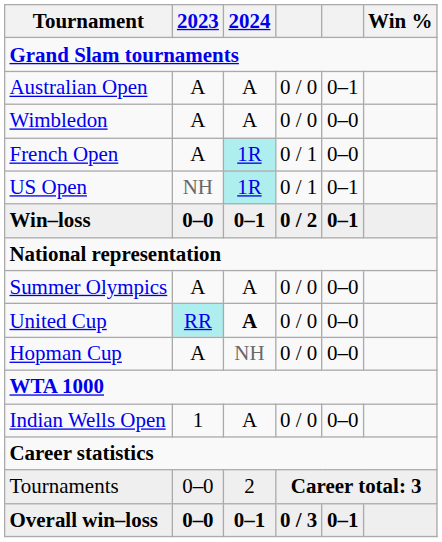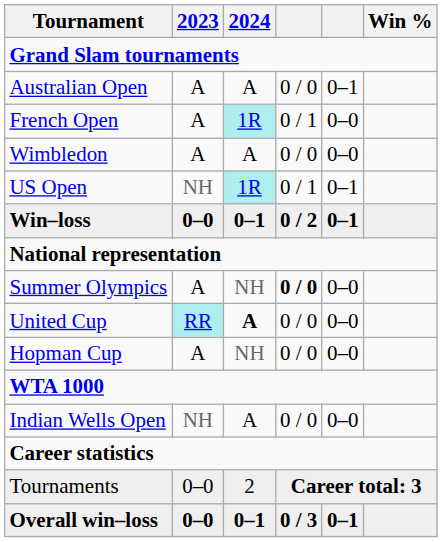rows swapped: (64, 154) <-> (59, 120)
(249, 287) A -> (249, 287) NH
(299, 287) normal -> (299, 287) bold
(198, 420) 1 -> (198, 420) NH
